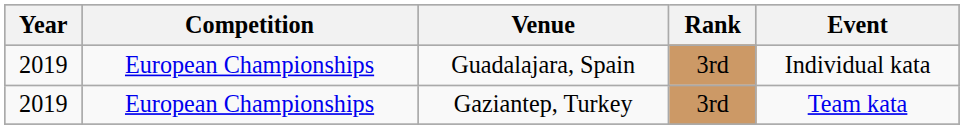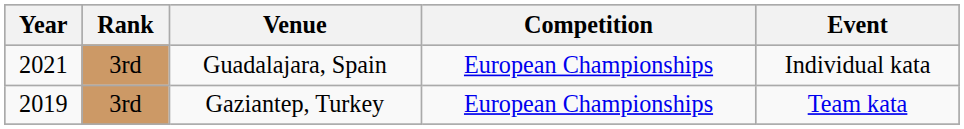columns swapped: (250, 24) <-> (713, 24)
(43, 64) 2019 -> (43, 64) 2021
